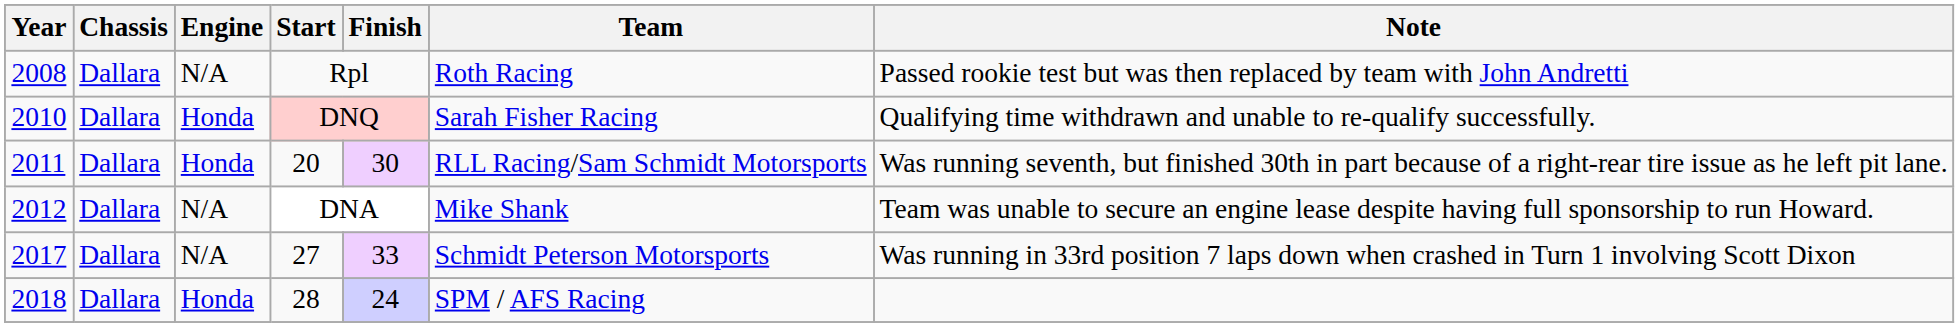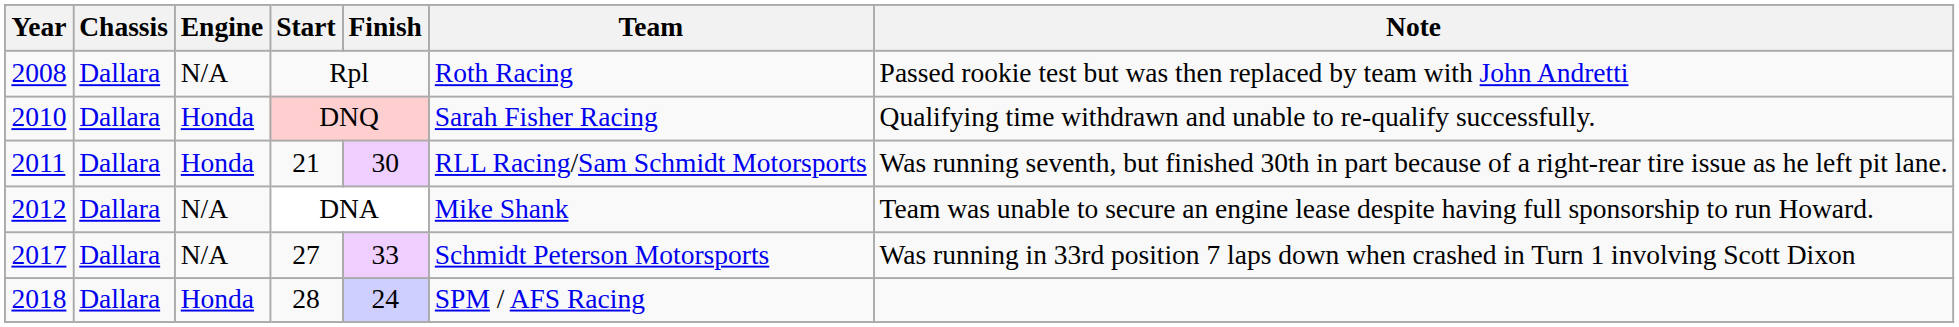(306, 163) 20 -> (306, 163) 21
